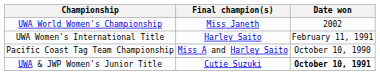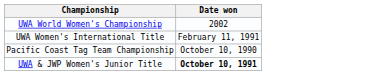- column: (233, 11)
